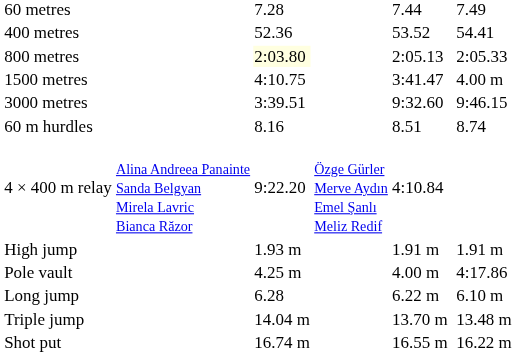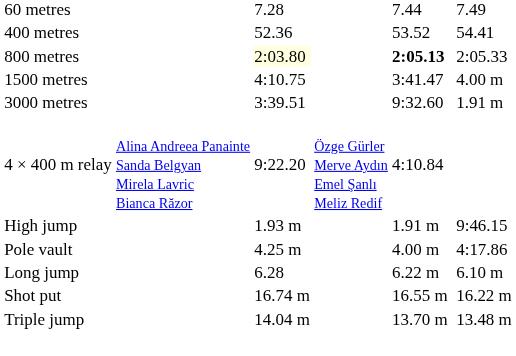(418, 56) normal -> (418, 56) bold
(482, 102) 9:46.15 -> (480, 102) 1.91 m
- row: (48, 126)
(480, 249) 1.91 m -> (482, 225) 9:46.15
rows swapped: (44, 319) <-> (33, 342)
